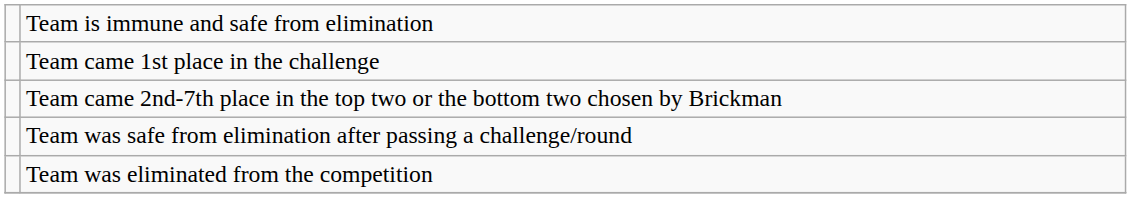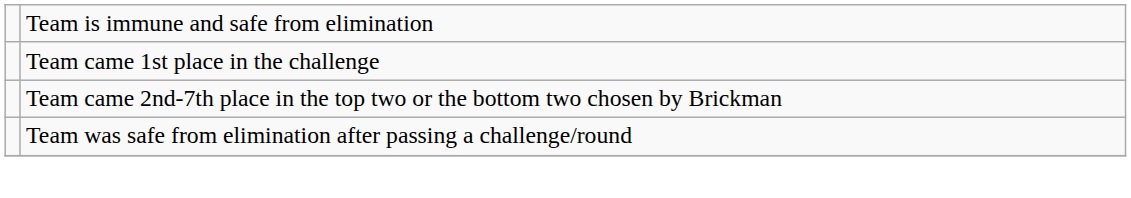- row: (229, 173)
